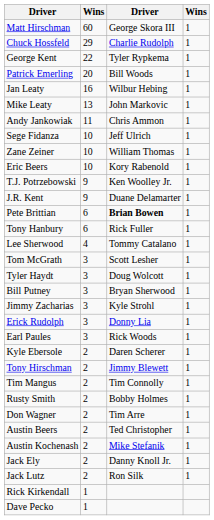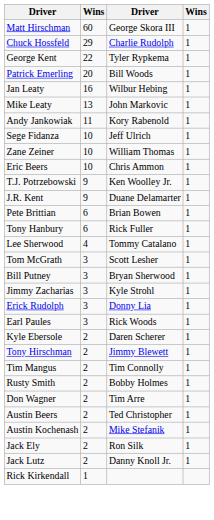(136, 120) Chris Ammon -> (139, 120) Kory Rabenold
(139, 167) Kory Rabenold -> (136, 167) Chris Ammon
(136, 213) bold -> (135, 213) normal
- row: (30, 275)
(140, 461) Danny Knoll Jr. -> (126, 445) Ron Silk
(126, 476) Ron Silk -> (140, 461) Danny Knoll Jr.
- row: (30, 507)
